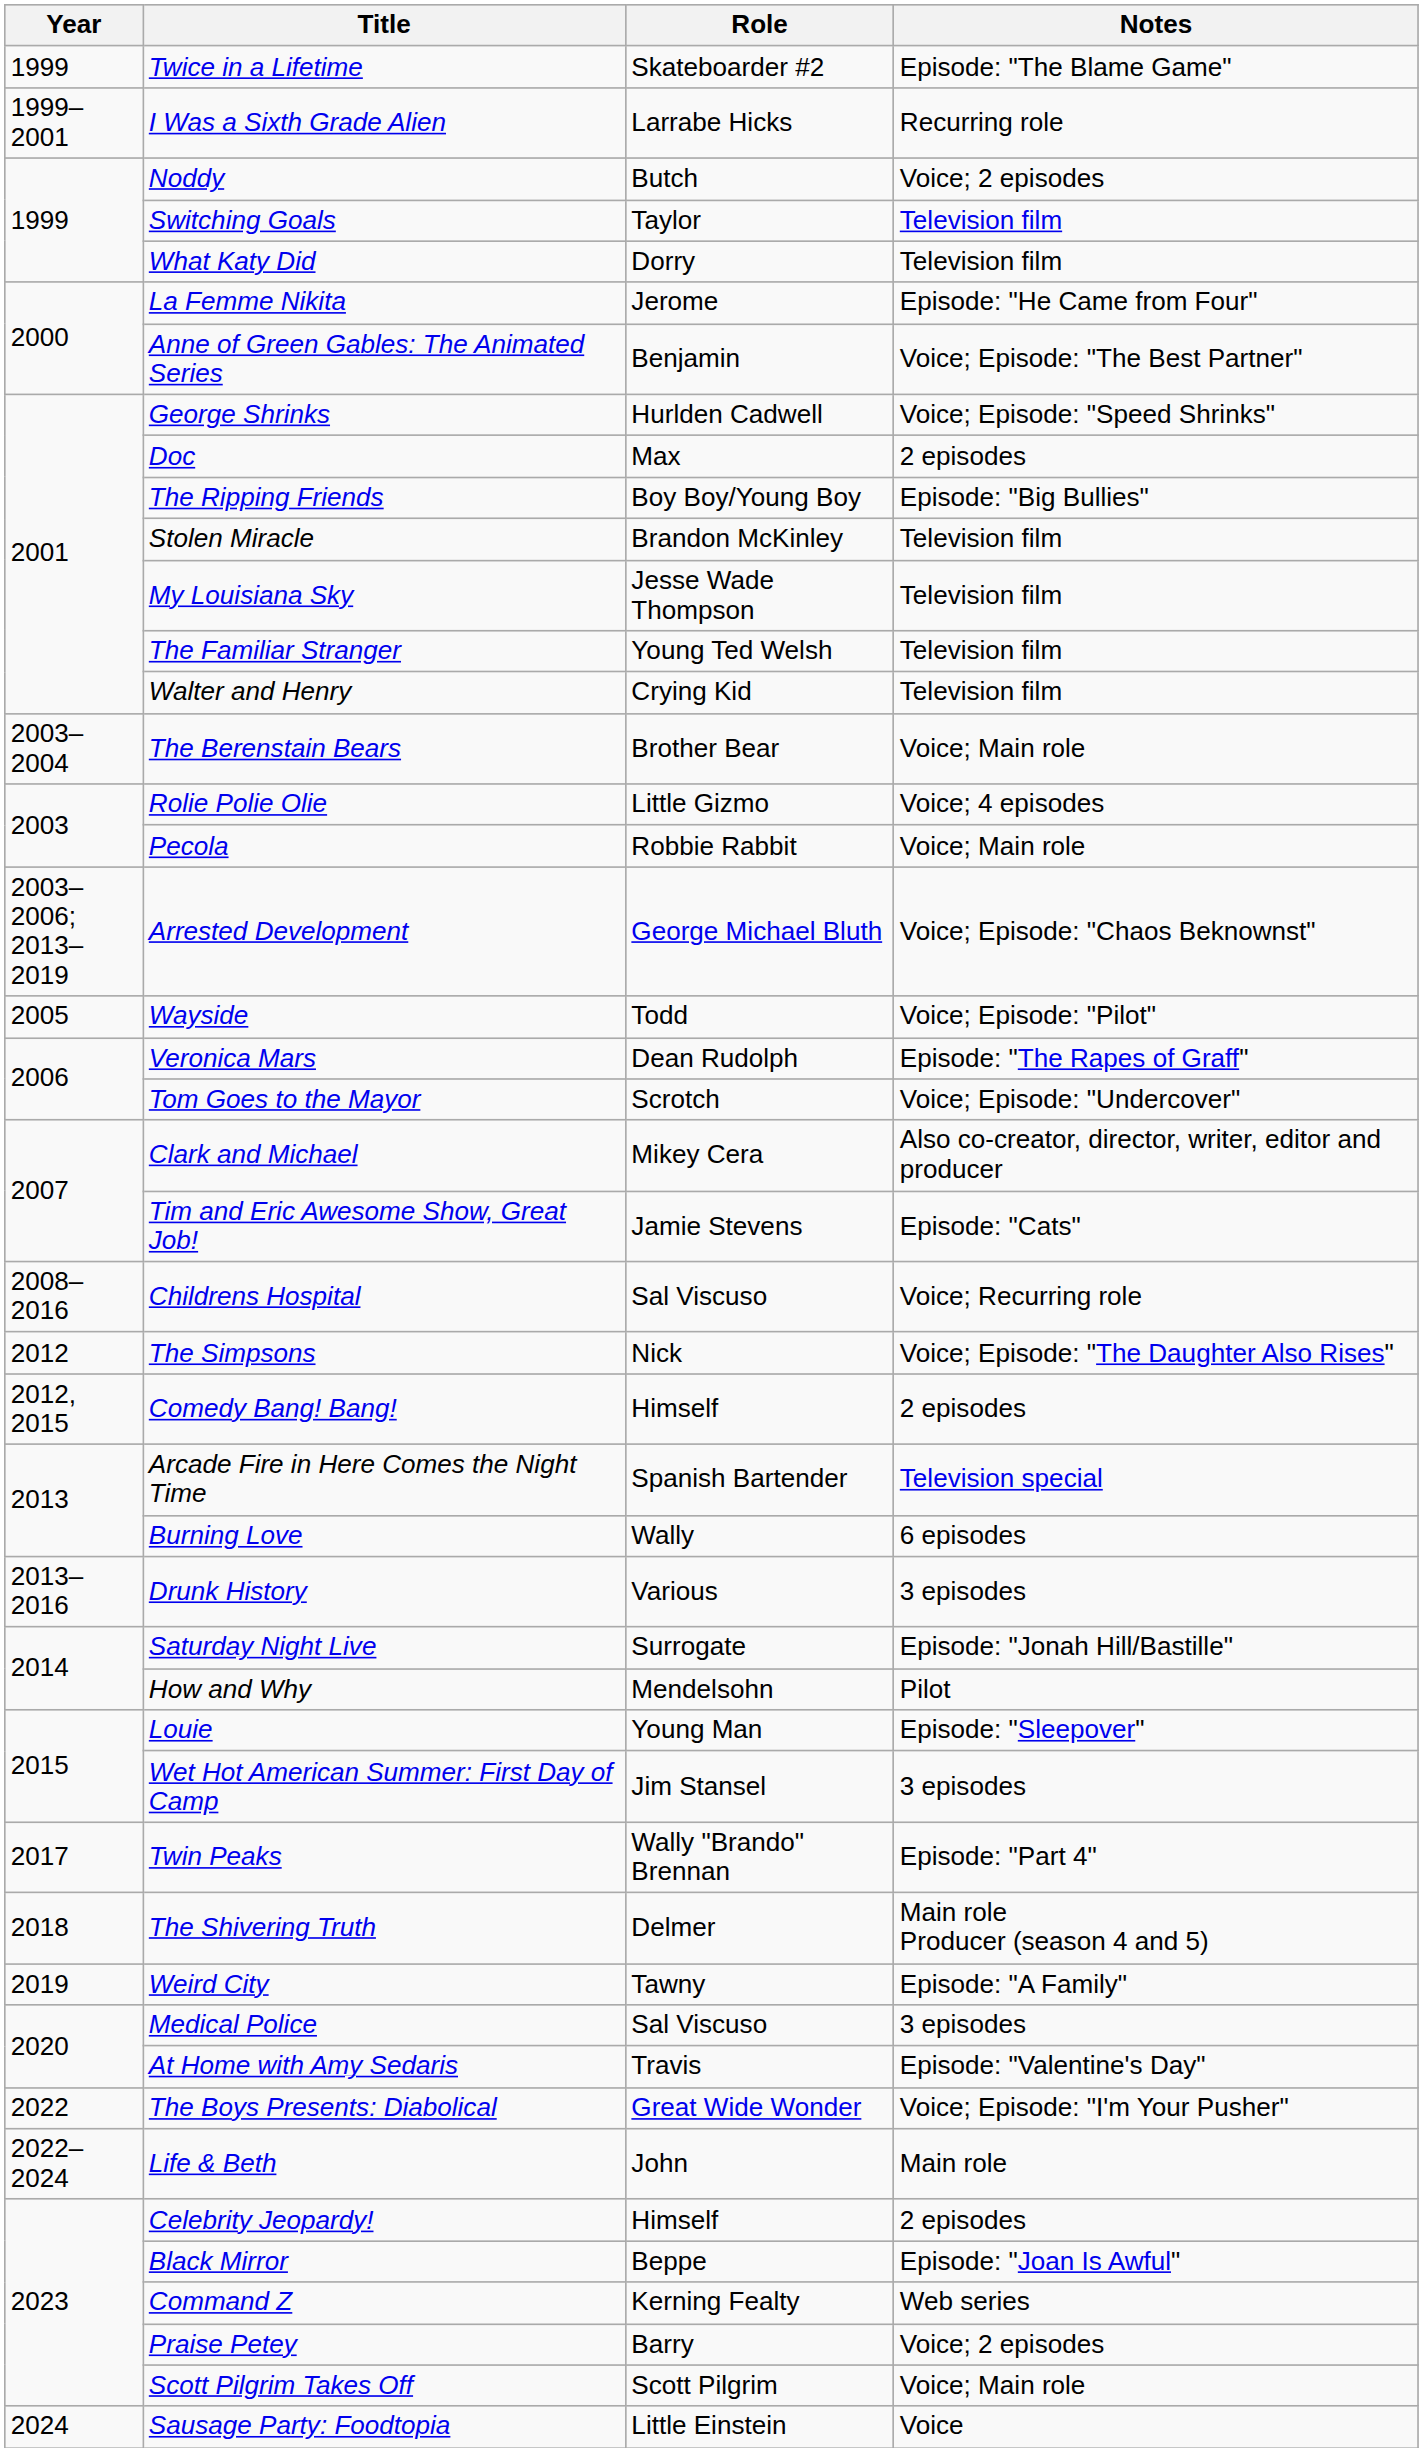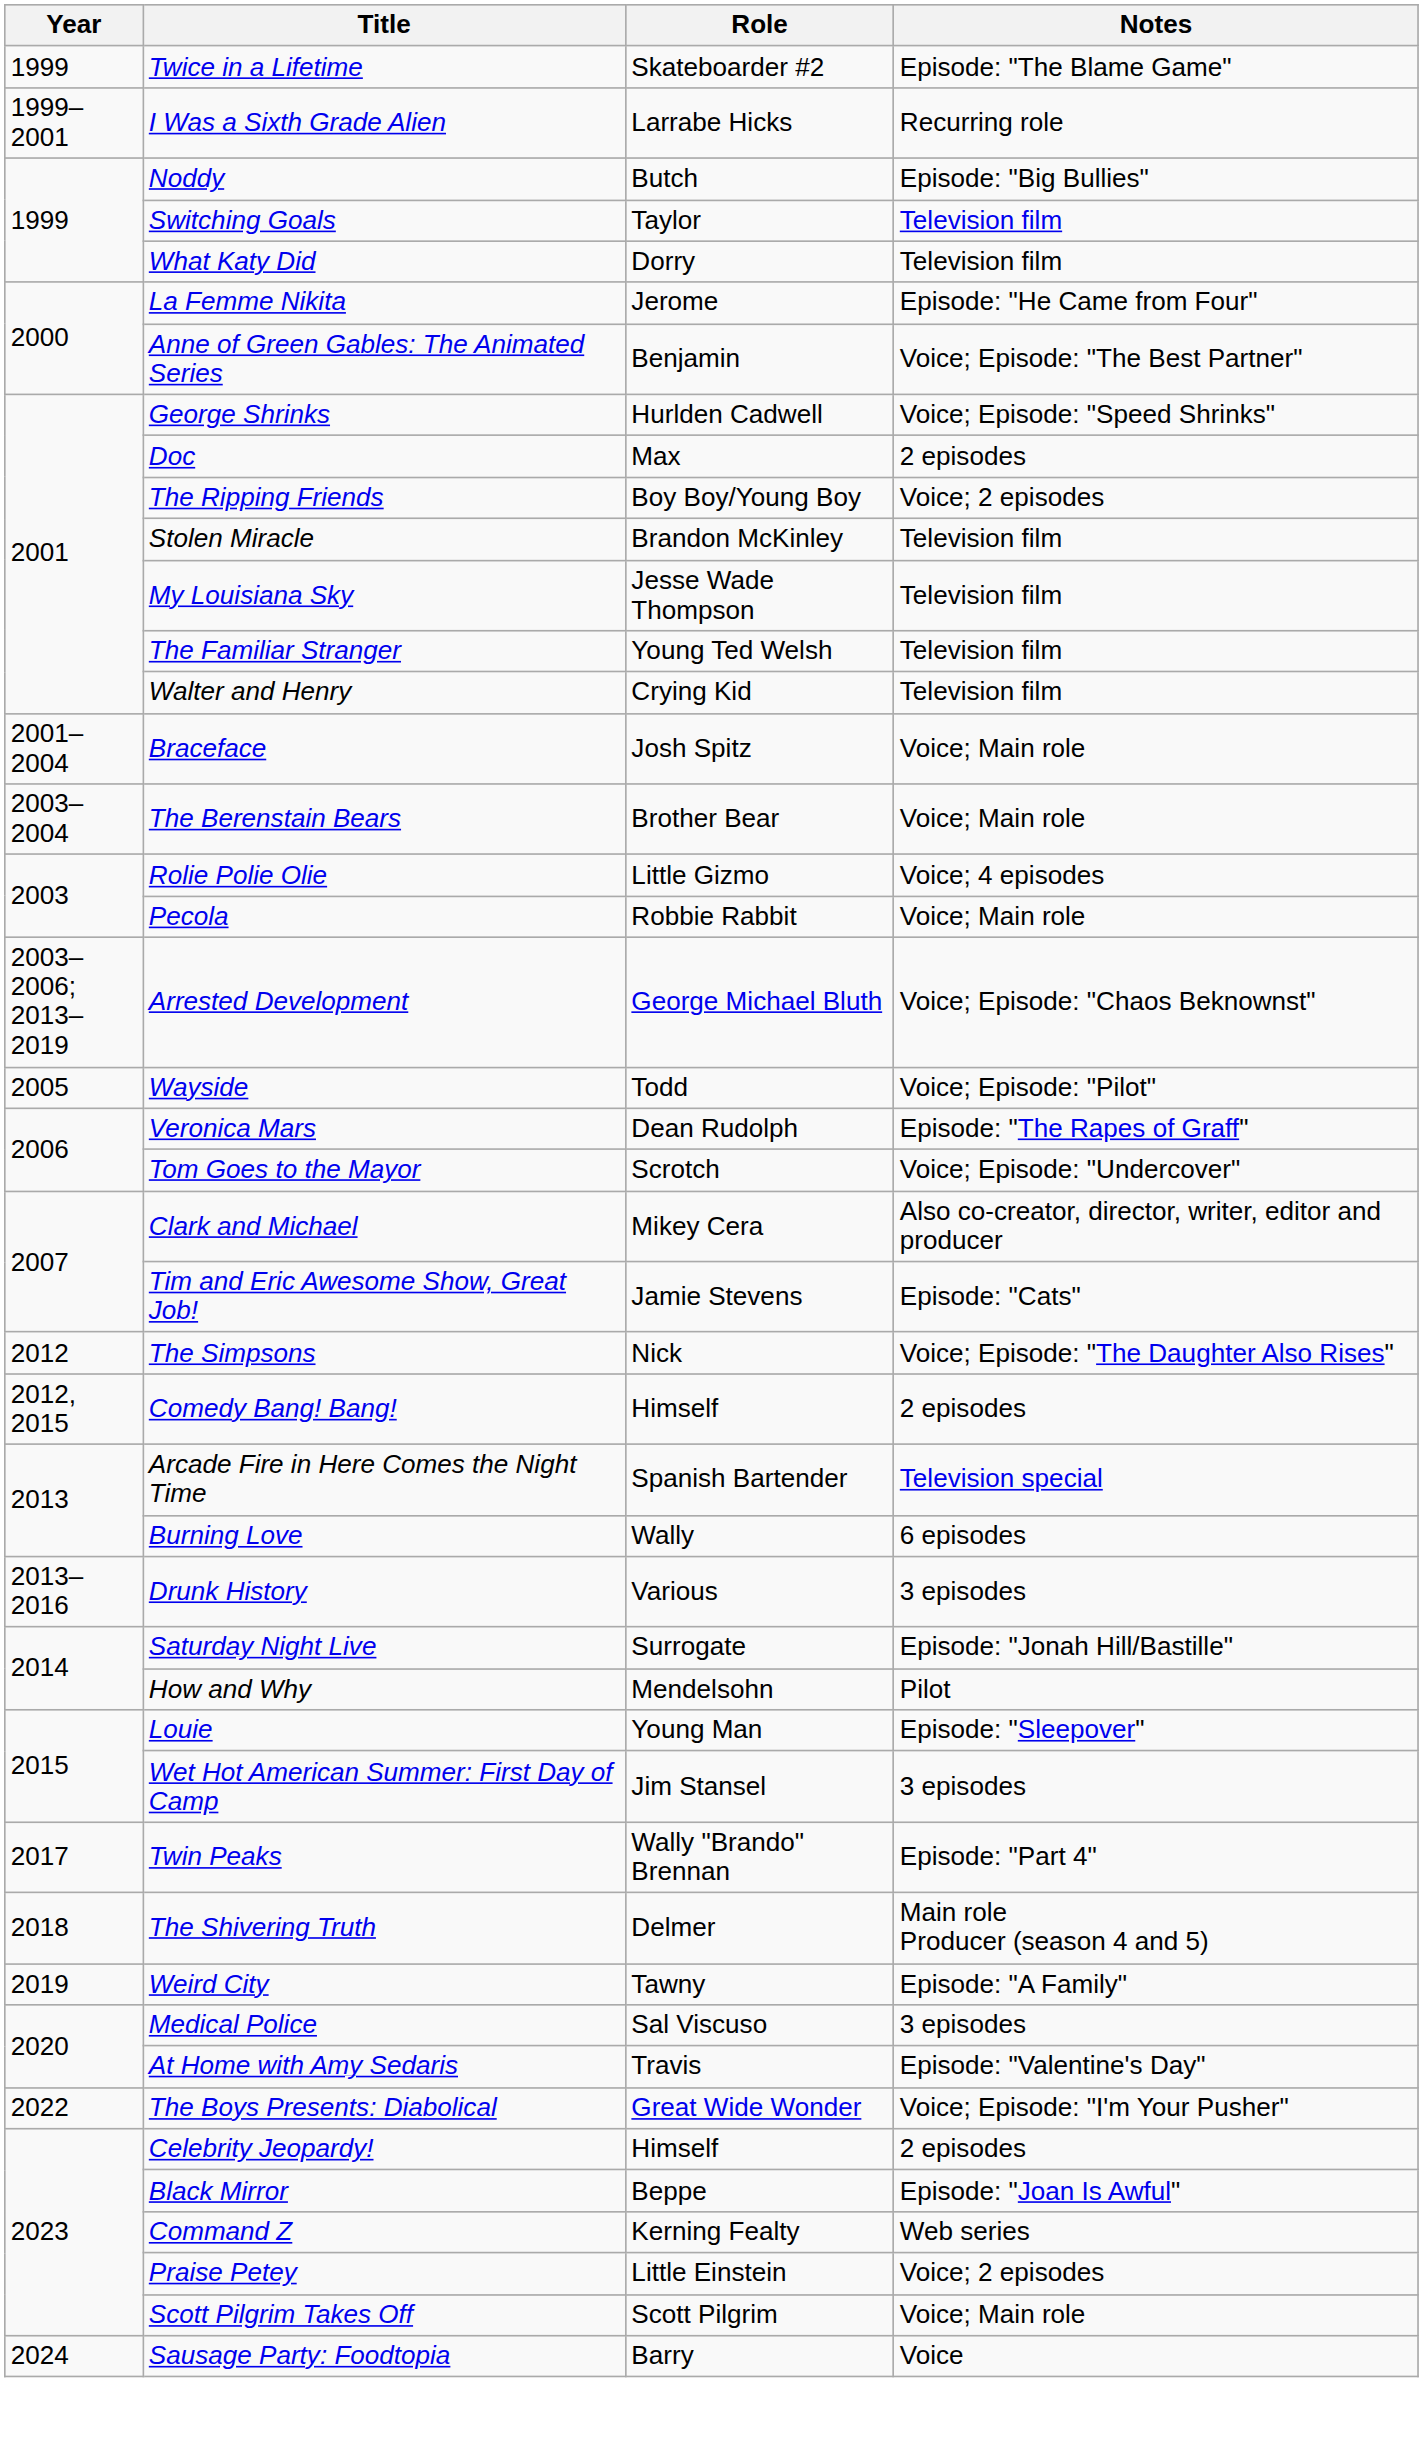(1002, 178) Voice; 2 episodes -> (1024, 178) Episode: "Big Bullies"
(1024, 497) Episode: "Big Bullies" -> (1002, 497) Voice; 2 episodes
+ row: (208, 748)
- row: (255, 1296)
- row: (213, 2163)
(663, 2343) Barry -> (709, 2273) Little Einstein
(709, 2426) Little Einstein -> (663, 2355) Barry
